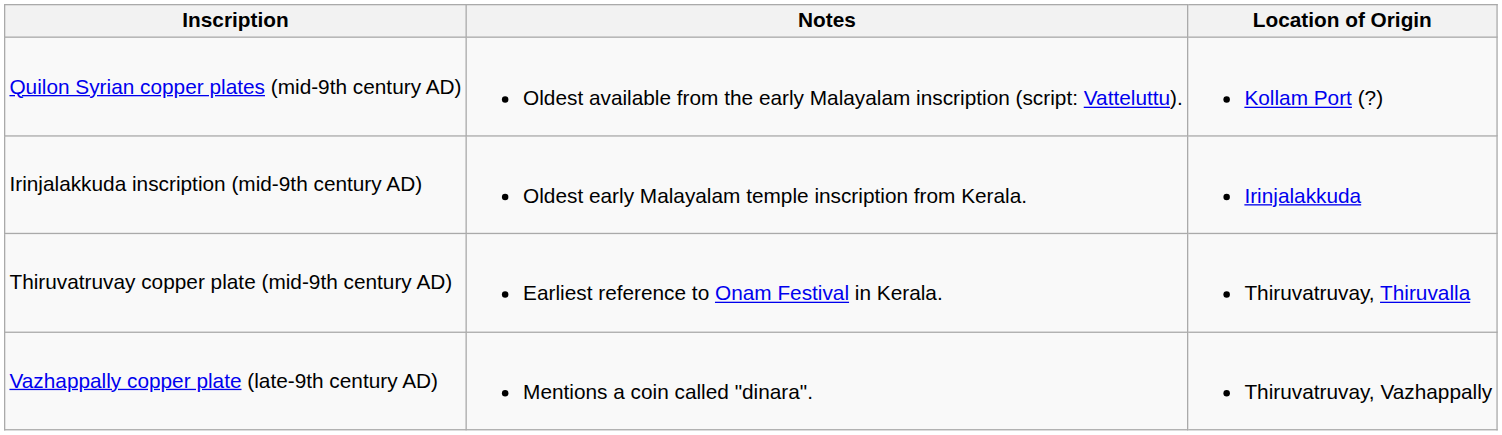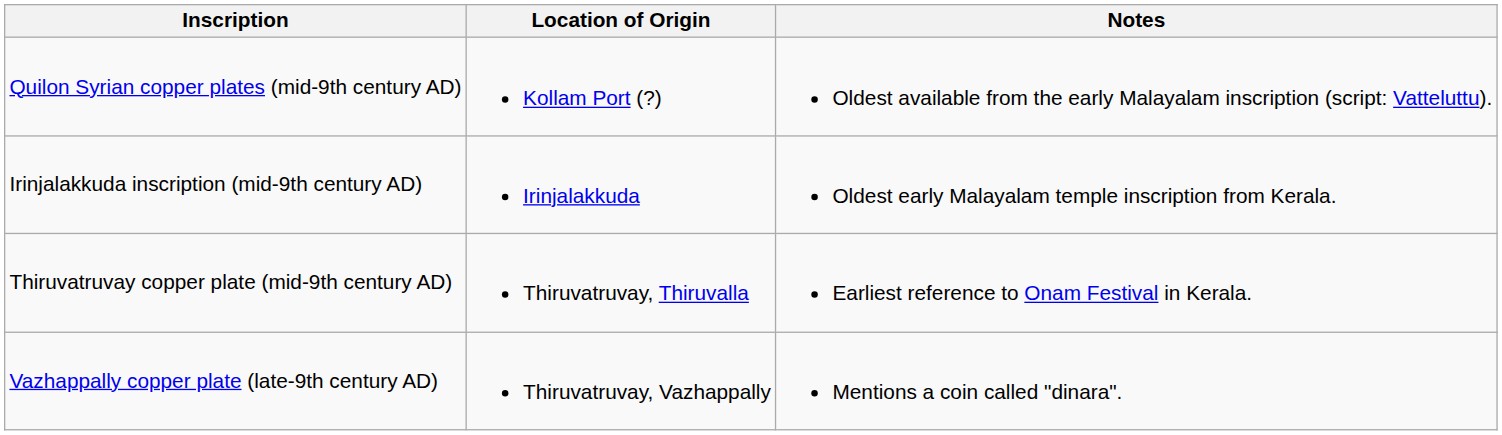columns swapped: (1342, 20) <-> (827, 20)
